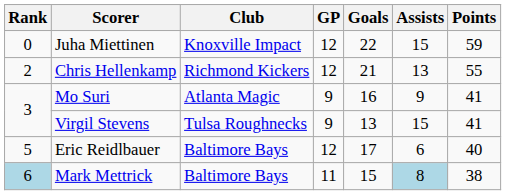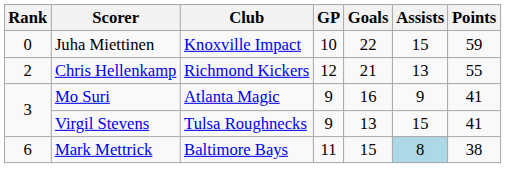(329, 44) 12 -> (329, 44) 10
- row: (107, 149)
(28, 176) lightblue background -> (28, 149) no background
